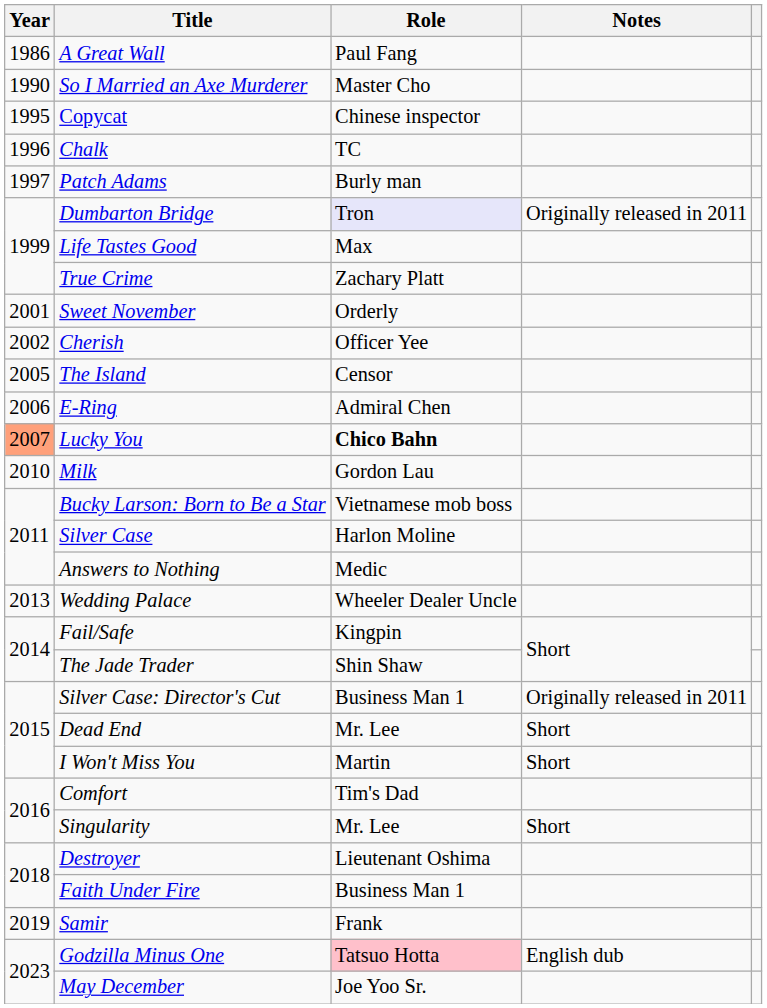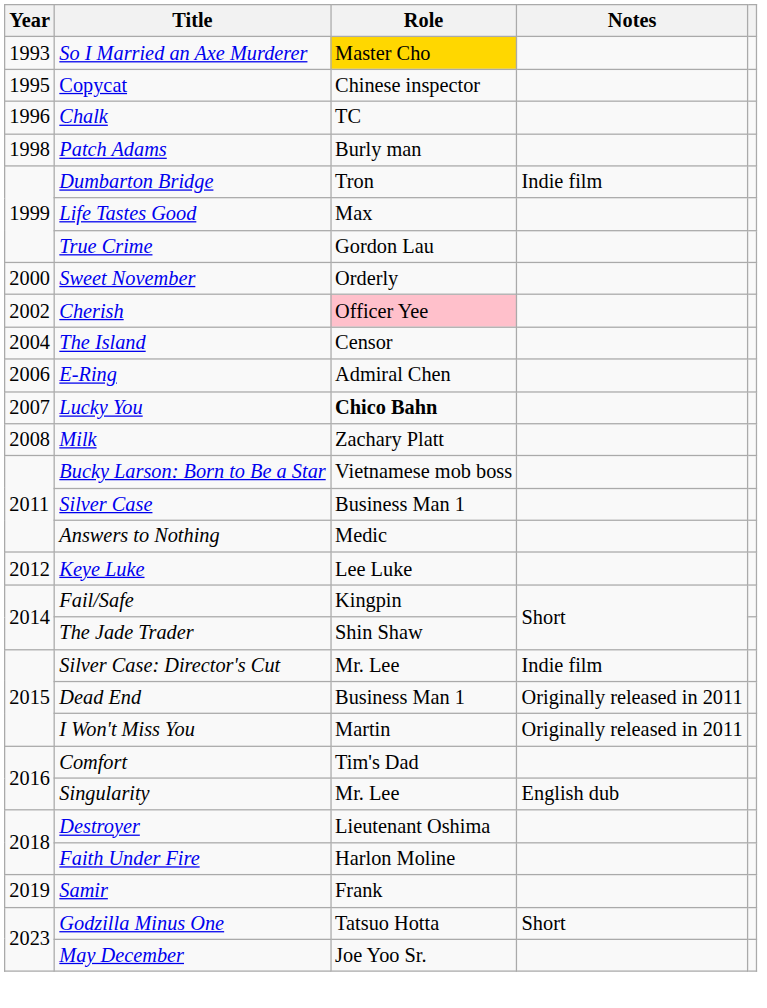- row: (112, 52)
(30, 85) 1990 -> (30, 52) 1993
(383, 85) no background -> (383, 52) gold background
(30, 181) 1997 -> (30, 149) 1998
(354, 213) lavender background -> (354, 181) no background
(637, 213) Originally released in 2011 -> (562, 181) Indie film
(390, 278) Zachary Platt -> (384, 246) Gordon Lau
(30, 310) 2001 -> (30, 278) 2000
(382, 342) no background -> (382, 310) pink background
(30, 375) 2005 -> (30, 342) 2004
(30, 439) lightsalmon background -> (30, 407) no background
(30, 471) 2010 -> (30, 439) 2008
(384, 471) Gordon Lau -> (390, 439) Zachary Platt
(395, 536) Harlon Moline -> (400, 504) Business Man 1
+ row: (102, 568)
- row: (125, 600)
(400, 697) Business Man 1 -> (367, 665) Mr. Lee
(637, 697) Originally released in 2011 -> (562, 665) Indie film
(367, 729) Mr. Lee -> (400, 697) Business Man 1
(548, 729) Short -> (632, 697) Originally released in 2011
(548, 761) Short -> (632, 729) Originally released in 2011
(548, 826) Short -> (570, 794) English dub
(400, 890) Business Man 1 -> (395, 858) Harlon Moline
(387, 955) pink background -> (387, 922) no background
(575, 955) English dub -> (544, 922) Short
